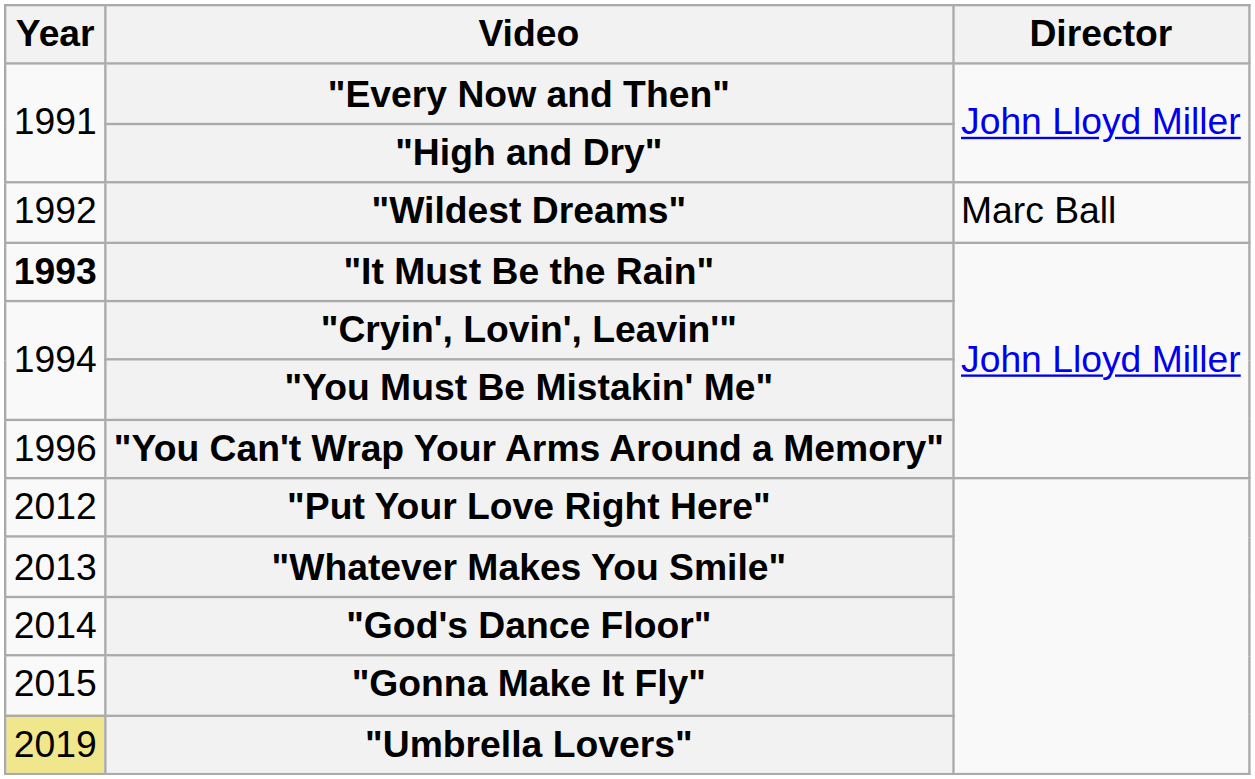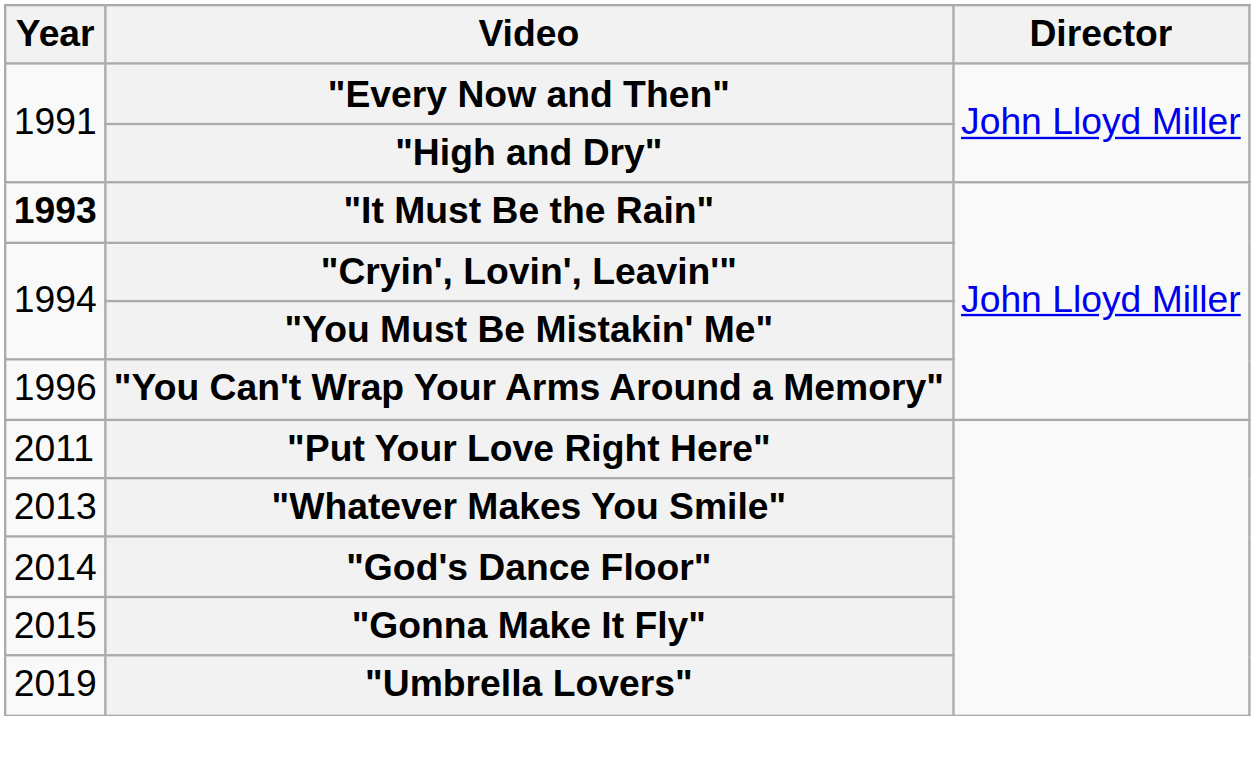- row: (529, 211)
(55, 507) 2012 -> (54, 447) 2011
(55, 743) khaki background -> (55, 684) no background
